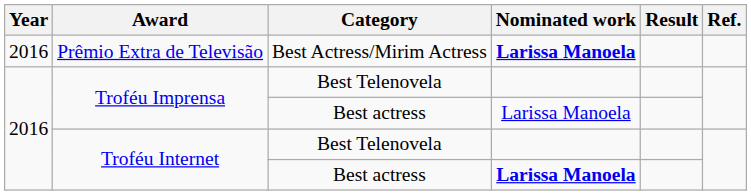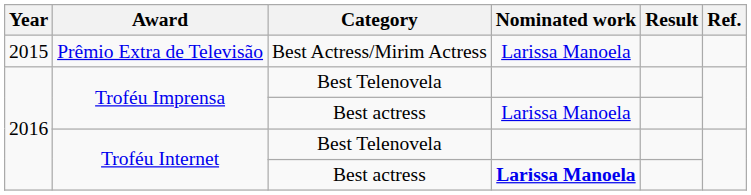(29, 50) 2016 -> (29, 50) 2015
(566, 50) bold -> (566, 50) normal
